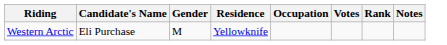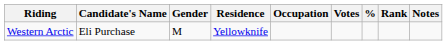+ column: (370, 13)
